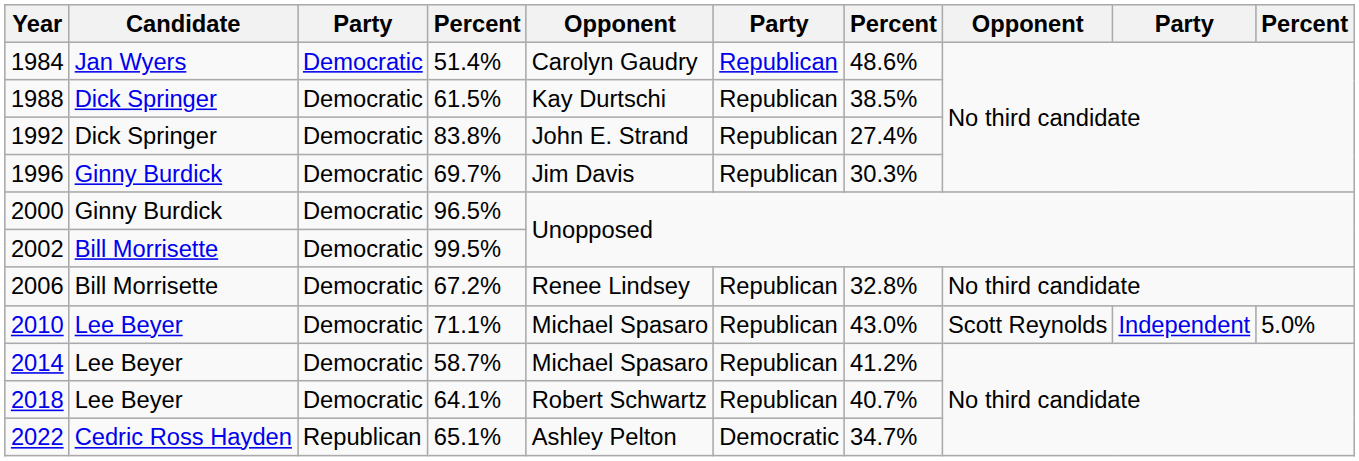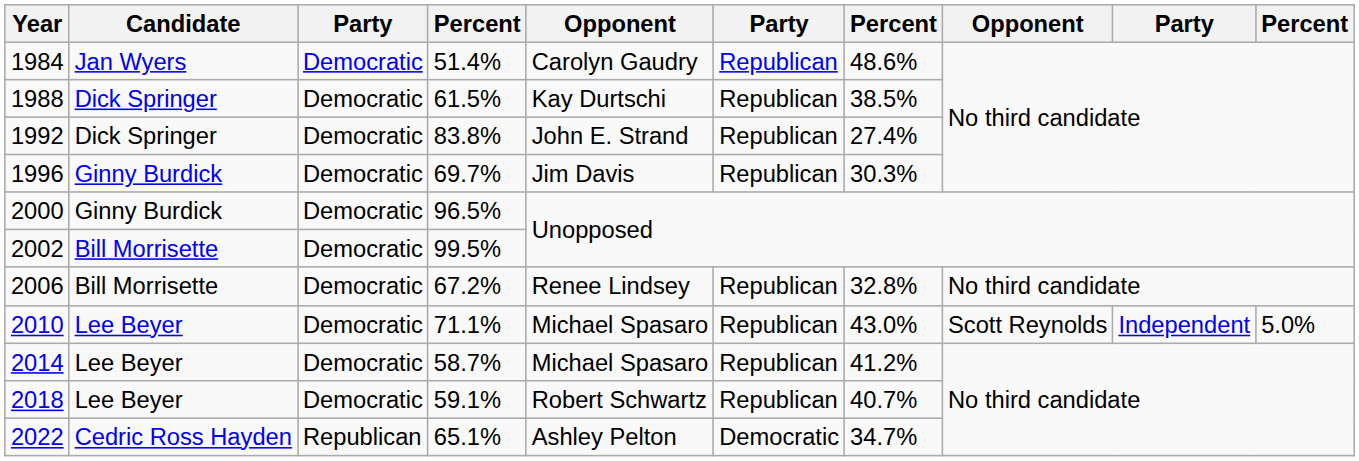(467, 399) 64.1% -> (467, 399) 59.1%
